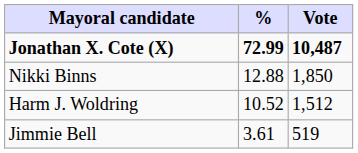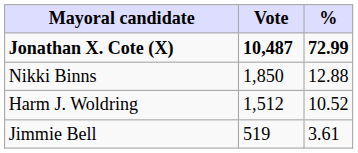columns swapped: (320, 18) <-> (263, 18)
